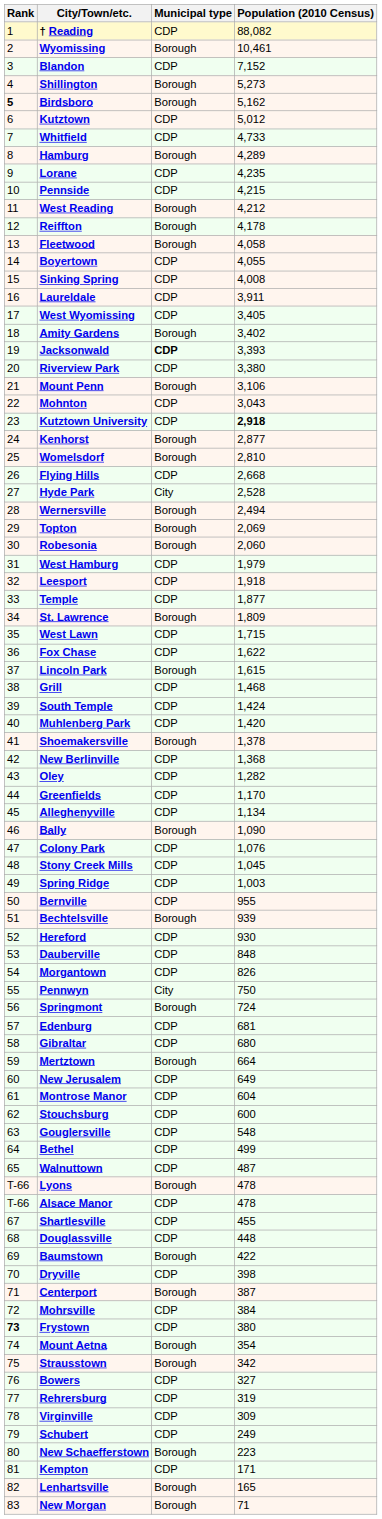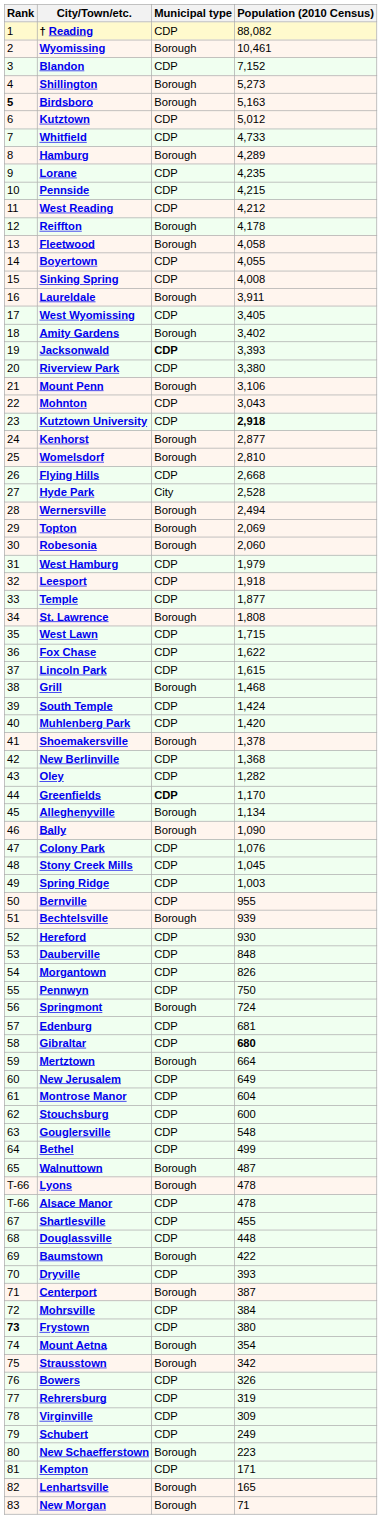(251, 102) 5,162 -> (251, 102) 5,163
(175, 208) Borough -> (166, 208) CDP
(166, 297) CDP -> (175, 297) Borough
(251, 617) 1,809 -> (251, 617) 1,808
(175, 670) Borough -> (166, 670) CDP
(166, 688) CDP -> (175, 688) Borough
(166, 794) normal -> (166, 794) bold
(166, 812) CDP -> (175, 812) Borough
(164, 990) City -> (166, 990) CDP
(246, 1043) normal -> (246, 1043) bold
(166, 1167) CDP -> (175, 1167) Borough
(246, 1274) 398 -> (246, 1274) 393
(246, 1381) 327 -> (246, 1381) 326
